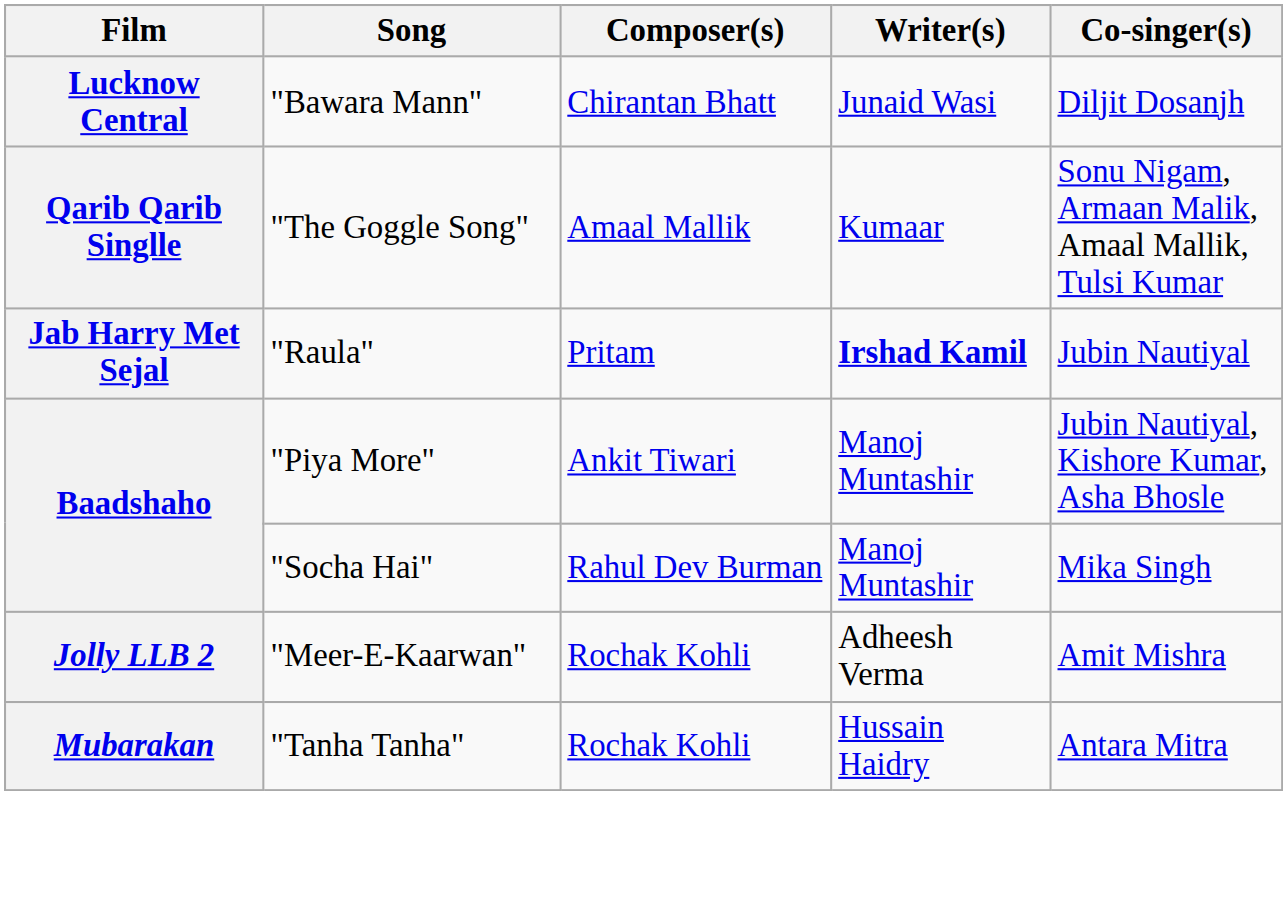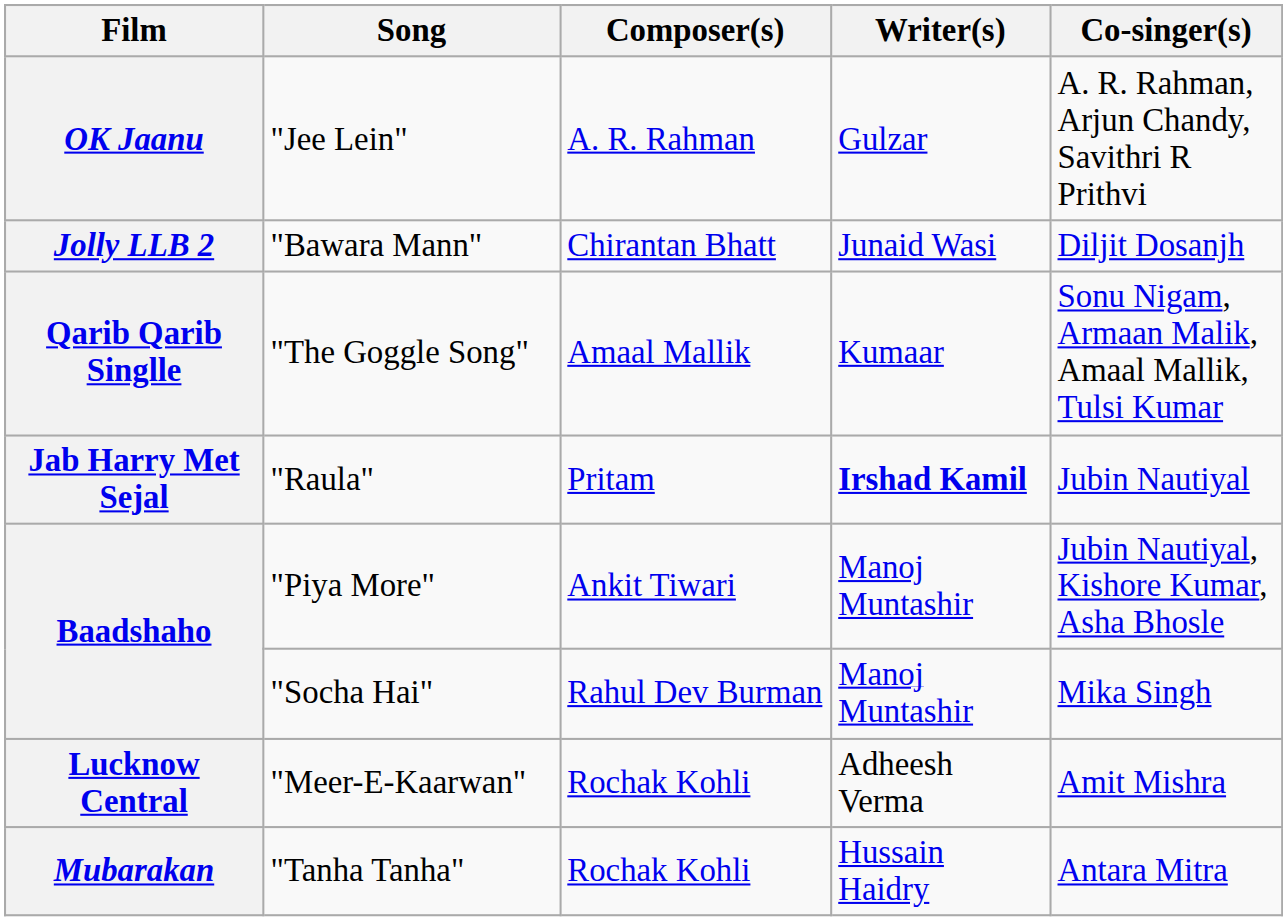+ row: (339, 137)
(134, 100) Lucknow Central -> (134, 245) Jolly LLB 2
(134, 656) Jolly LLB 2 -> (134, 782) Lucknow Central
